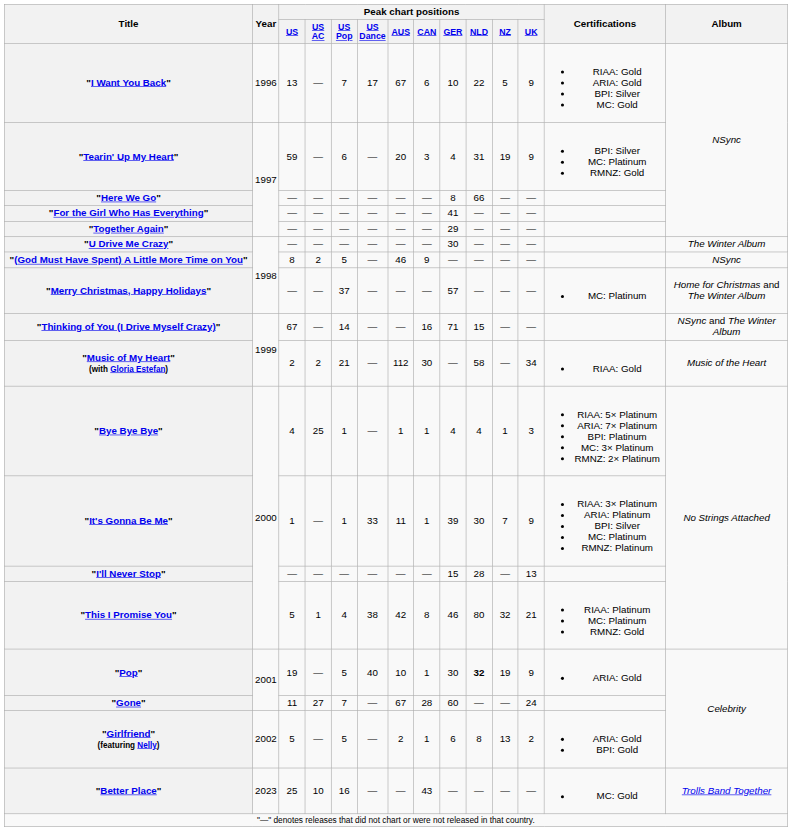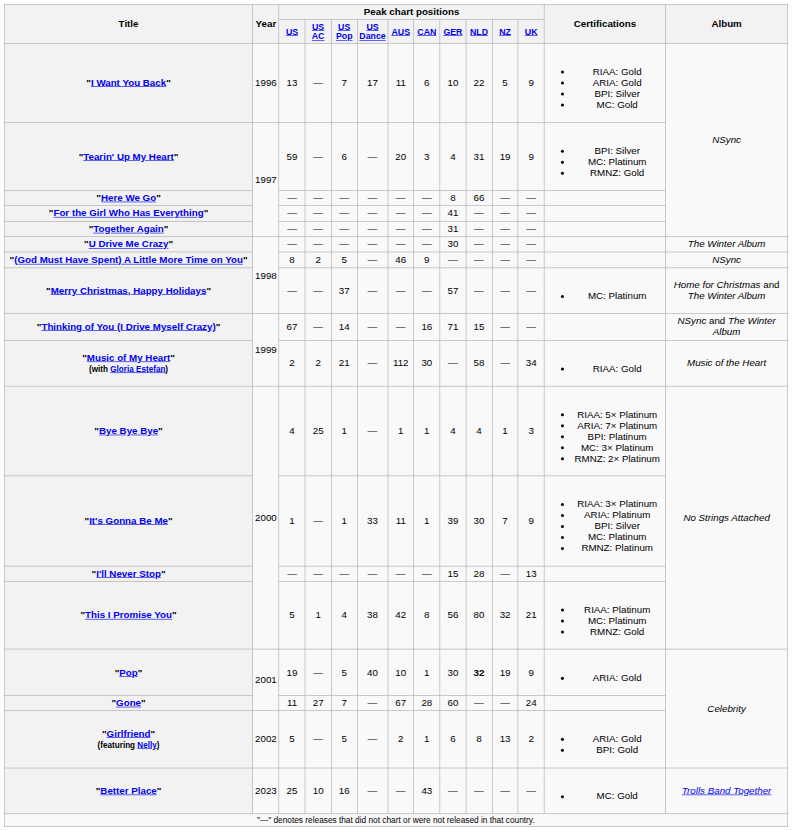(401, 83) 67 -> (401, 83) 11
(453, 229) 29 -> (453, 229) 31
(453, 615) 46 -> (453, 615) 56
